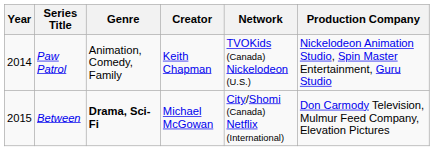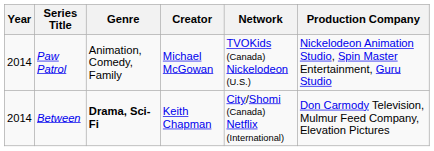(187, 62) Keith Chapman -> (188, 62) Michael McGowan
(19, 118) 2015 -> (19, 118) 2014
(188, 118) Michael McGowan -> (187, 118) Keith Chapman
